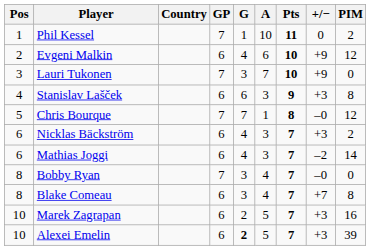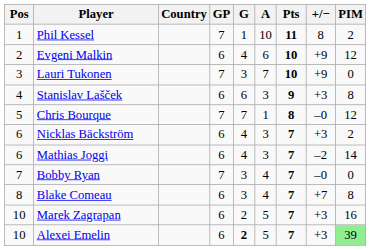(321, 34) 0 -> (321, 34) 8
(19, 174) 8 -> (19, 174) 7
(351, 235) no background -> (351, 235) lightgreen background
